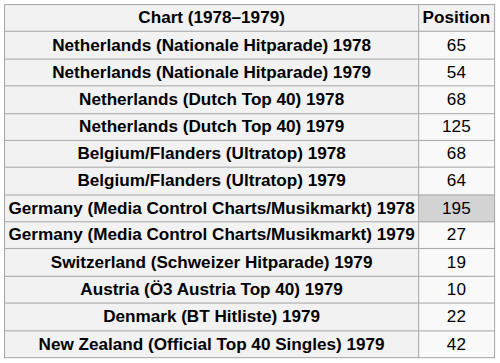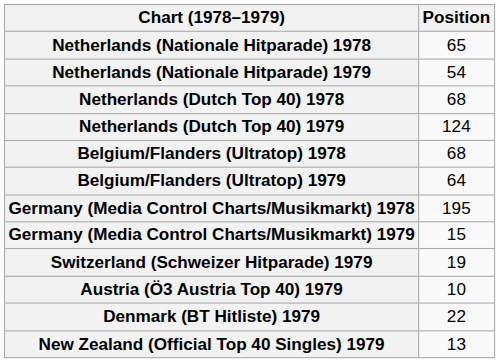(456, 126) 125 -> (456, 126) 124
(456, 208) lightgrey background -> (456, 208) no background
(456, 235) 27 -> (456, 235) 15
(456, 343) 42 -> (456, 343) 13
